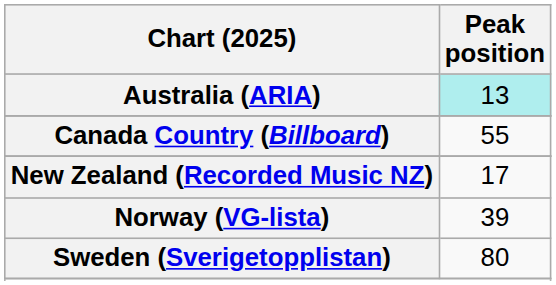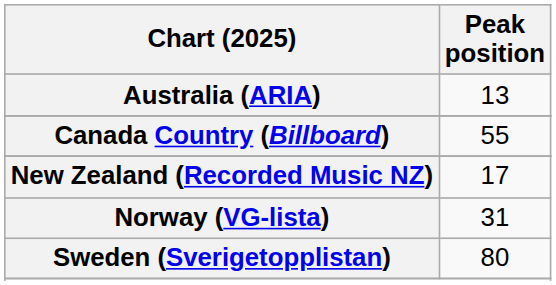(495, 94) paleturquoise background -> (495, 94) no background
(495, 217) 39 -> (495, 217) 31
